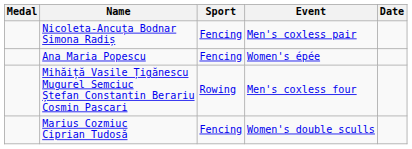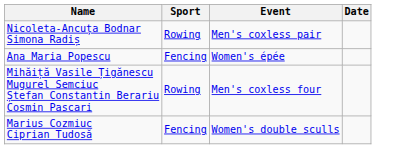- column: (22, 13)
(221, 35) Fencing -> (182, 35) Rowing
